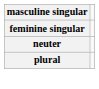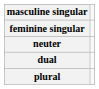+ row: (47, 60)
